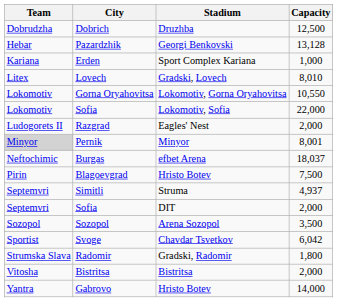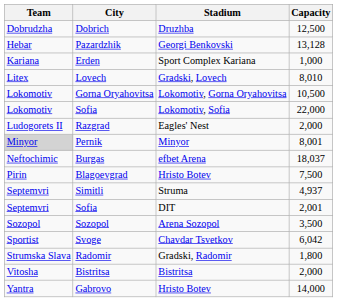(311, 93) 10,550 -> (311, 93) 10,500
(311, 207) 2,000 -> (311, 207) 2,001
